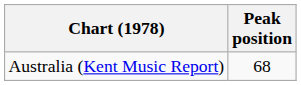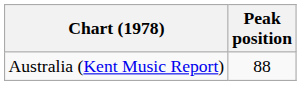(262, 66) 68 -> (262, 66) 88
